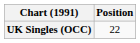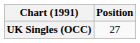(115, 30) 22 -> (115, 30) 27
